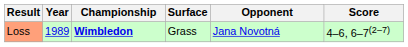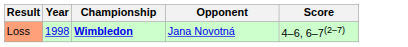- column: (188, 13)
(57, 31) 1989 -> (57, 31) 1998
